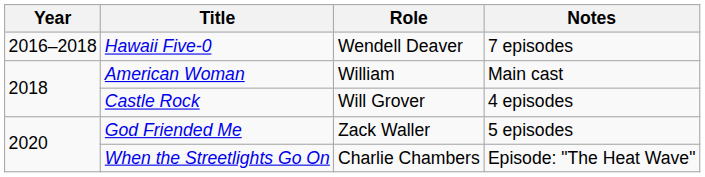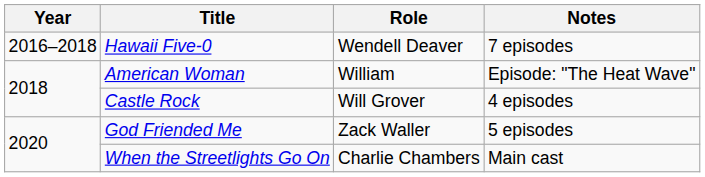(526, 74) Main cast -> (592, 74) Episode: "The Heat Wave"
(592, 158) Episode: "The Heat Wave" -> (526, 158) Main cast
